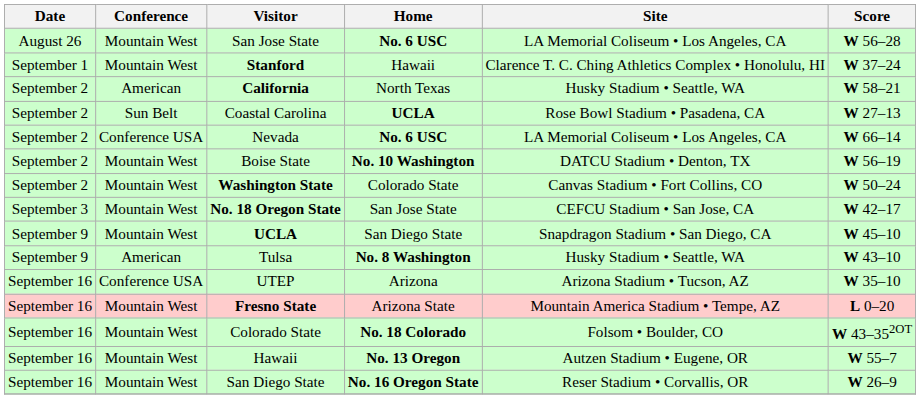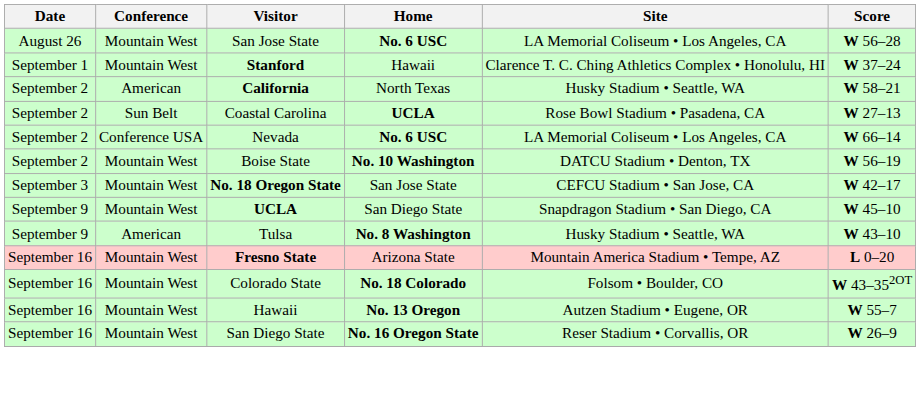- row: (276, 185)
- row: (276, 281)
